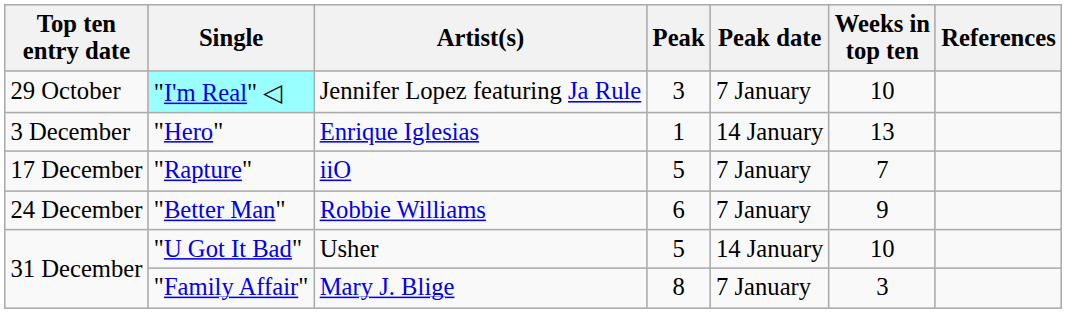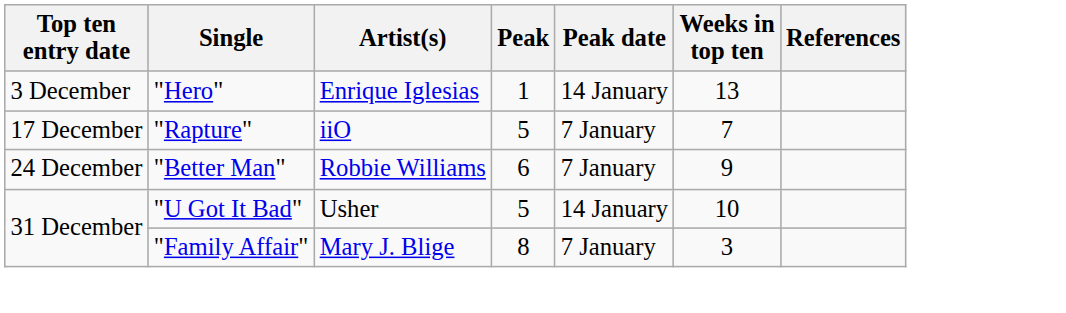- row: (218, 92)
